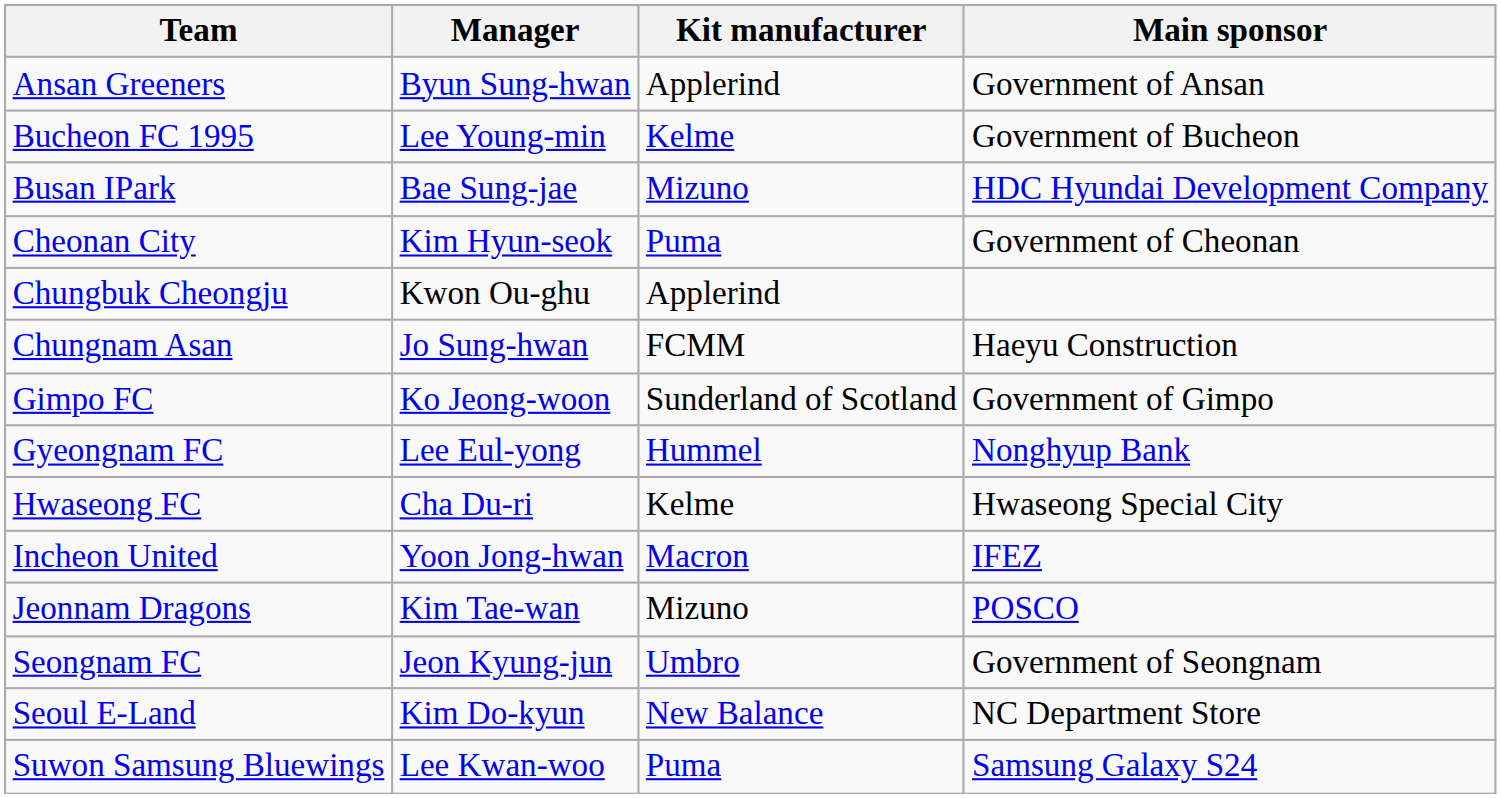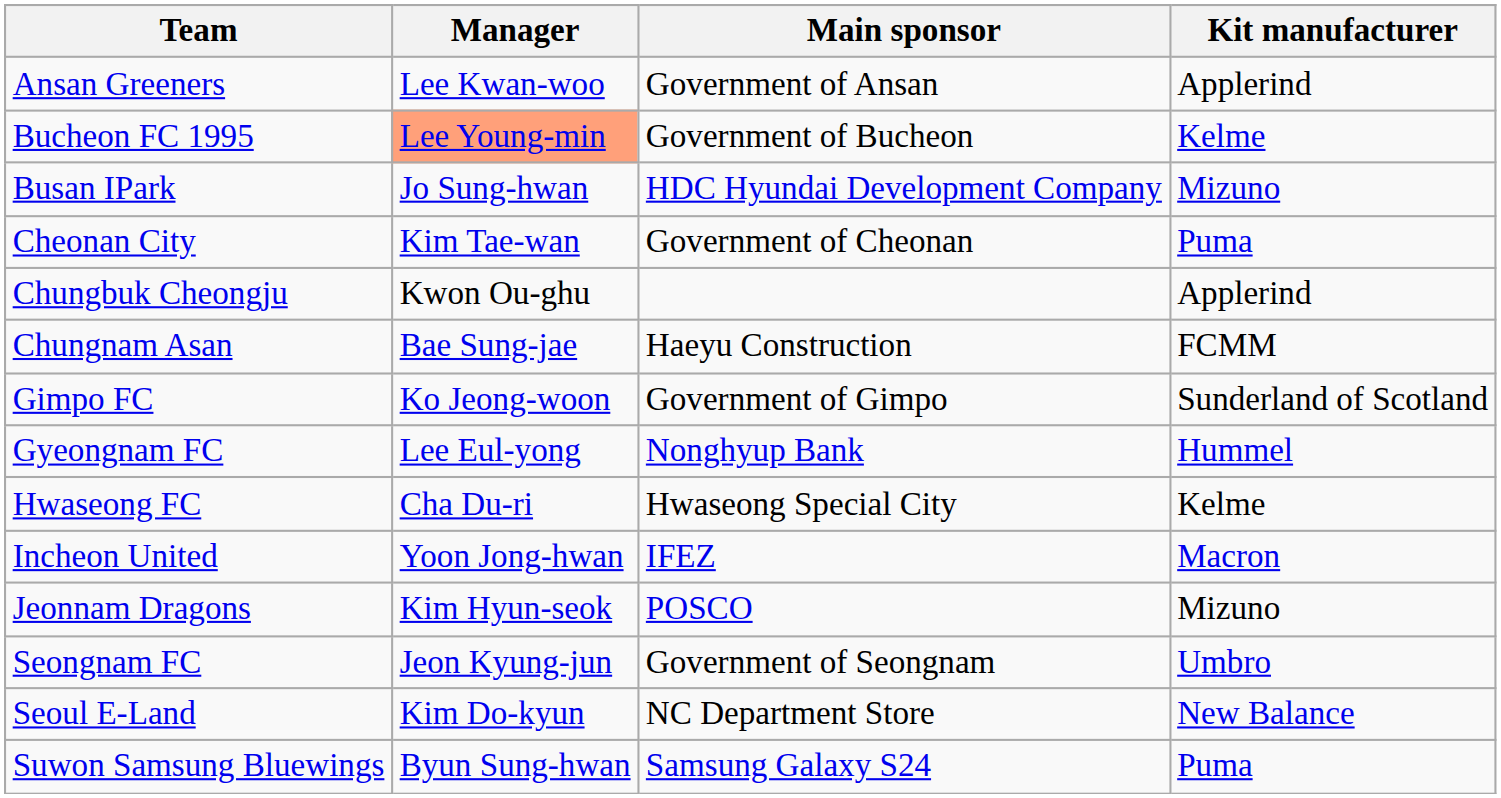columns swapped: (1230, 30) <-> (801, 30)
(515, 83) Byun Sung-hwan -> (502, 83) Lee Kwan-woo
(503, 135) no background -> (503, 135) lightsalmon background
(488, 188) Bae Sung-jae -> (494, 188) Jo Sung-hwan
(506, 240) Kim Hyun-seok -> (490, 240) Kim Tae-wan
(494, 345) Jo Sung-hwan -> (488, 345) Bae Sung-jae
(490, 608) Kim Tae-wan -> (506, 608) Kim Hyun-seok
(502, 766) Lee Kwan-woo -> (515, 766) Byun Sung-hwan
